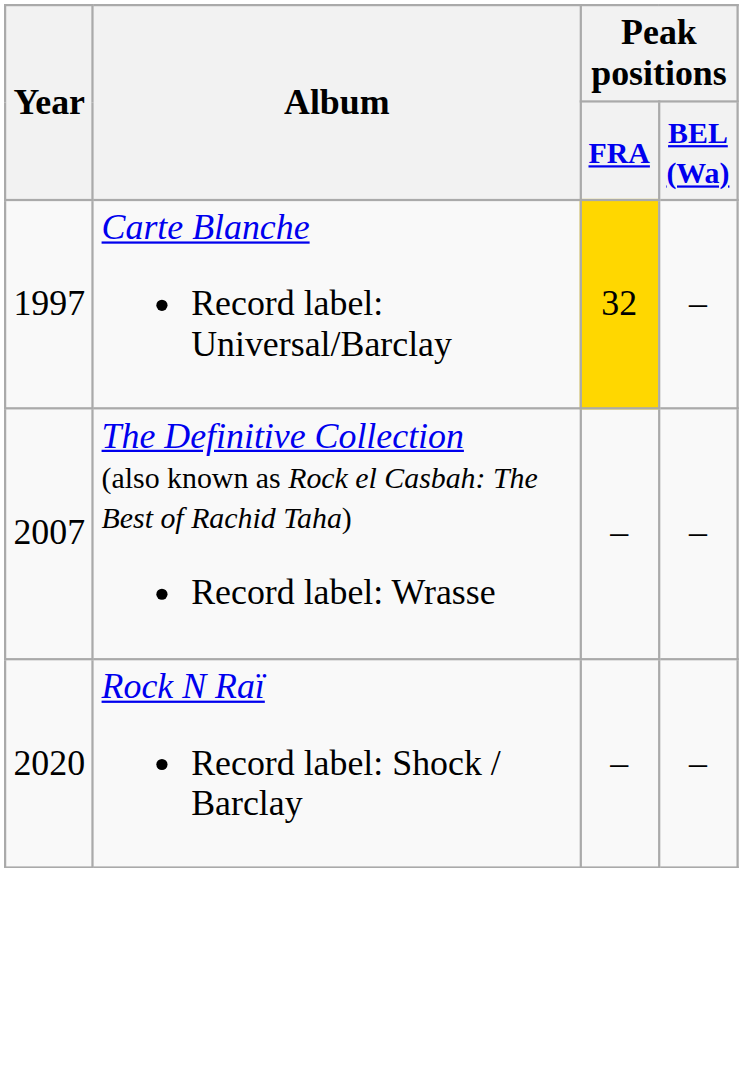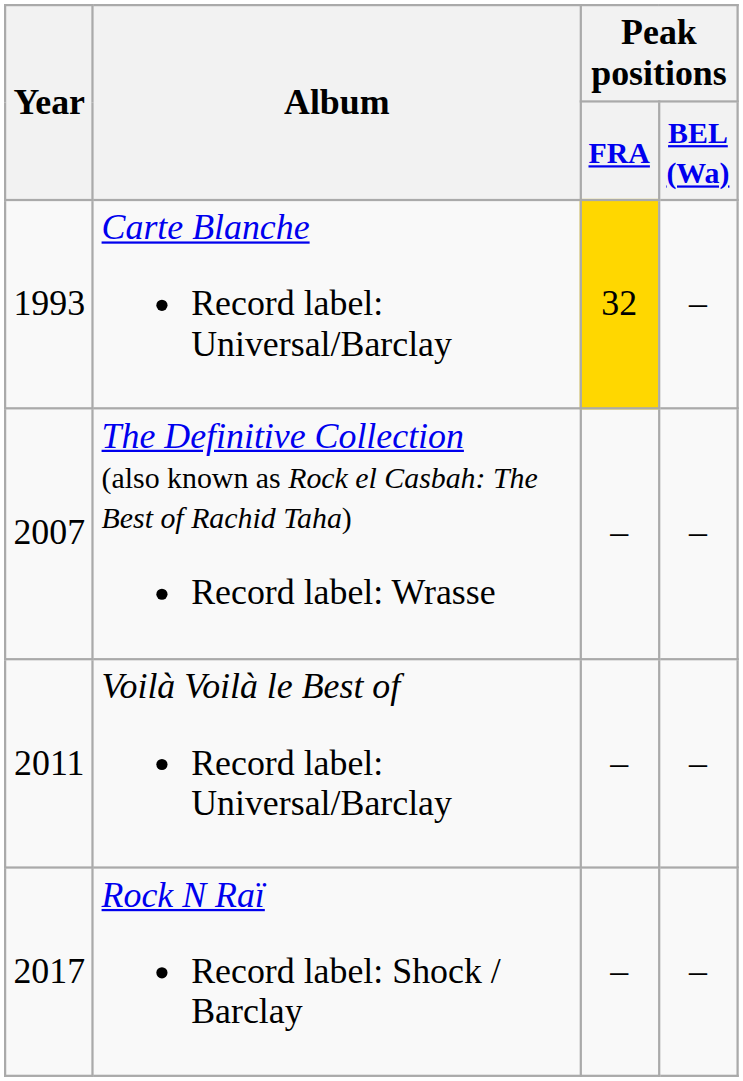(49, 303) 1997 -> (49, 303) 1993
+ row: (337, 745)
(49, 762) 2020 -> (49, 971) 2017
